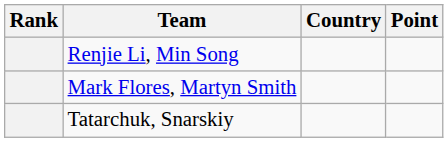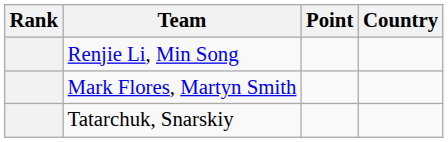columns swapped: (344, 20) <-> (414, 20)
